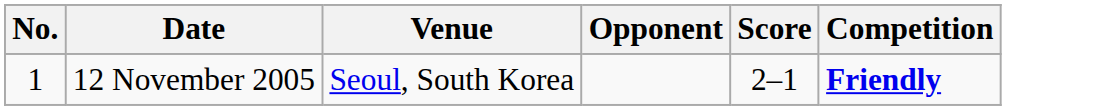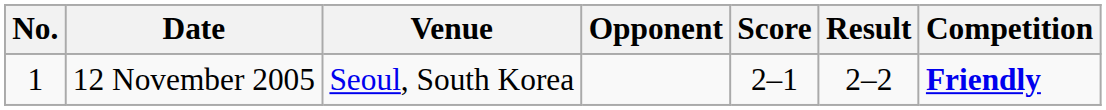+ column: (869, 29)
